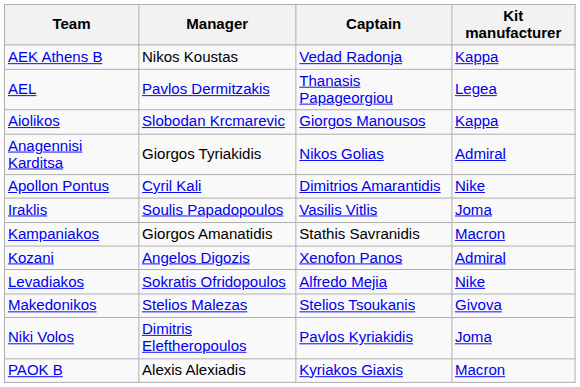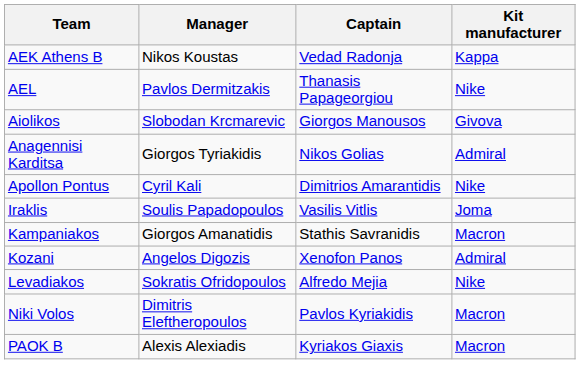(476, 89) Legea -> (470, 89) Nike
(477, 121) Kappa -> (478, 121) Givova
- row: (52, 305)
(473, 338) Joma -> (480, 314) Macron
